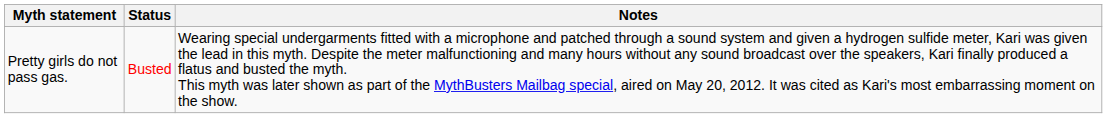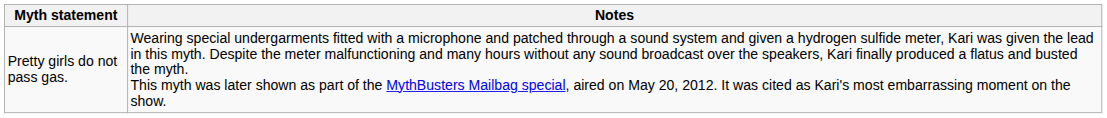- column: (150, 15)
